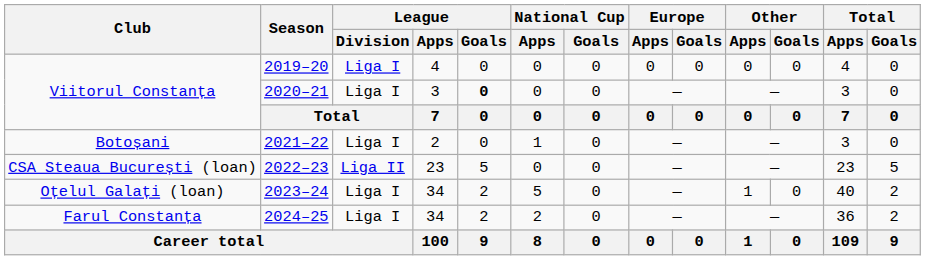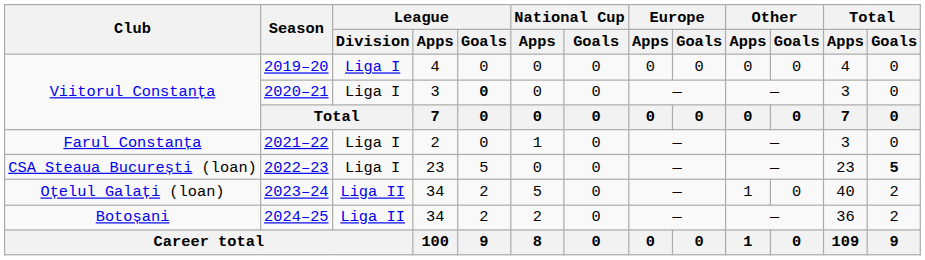(133, 142) Botoșani -> (133, 142) Farul Constanța
(373, 167) Liga II -> (373, 167) Liga I
(894, 167) normal -> (894, 167) bold
(373, 192) Liga I -> (373, 192) Liga II
(133, 217) Farul Constanța -> (133, 217) Botoșani
(373, 217) Liga I -> (373, 217) Liga II
